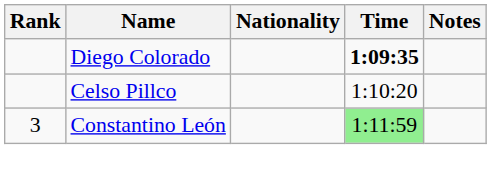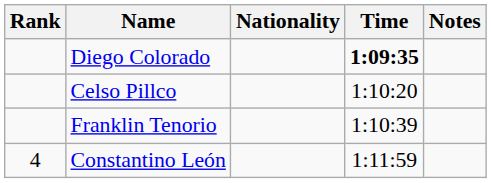+ row: (144, 125)
(35, 125) 3 -> (35, 159) 4
(384, 125) lightgreen background -> (384, 159) no background
